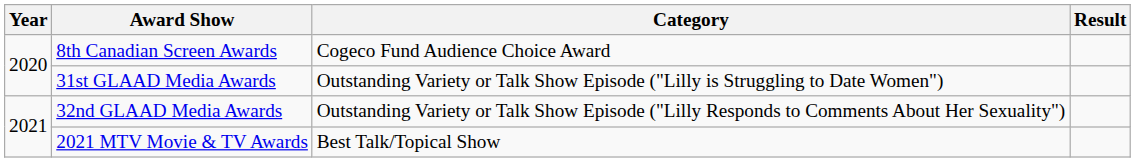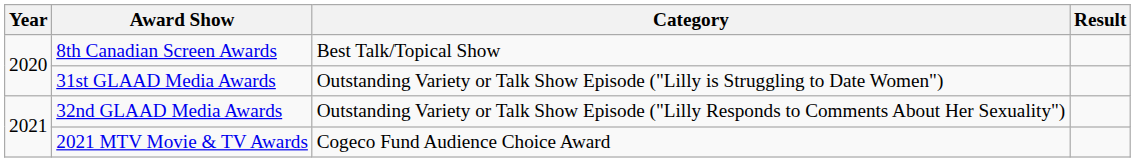(464, 50) Cogeco Fund Audience Choice Award -> (409, 50) Best Talk/Topical Show
(409, 141) Best Talk/Topical Show -> (464, 141) Cogeco Fund Audience Choice Award
